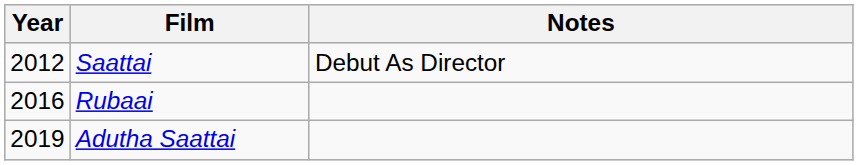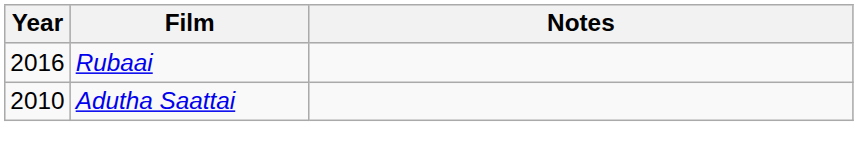- row: (114, 62)
(37, 139) 2019 -> (37, 100) 2010
